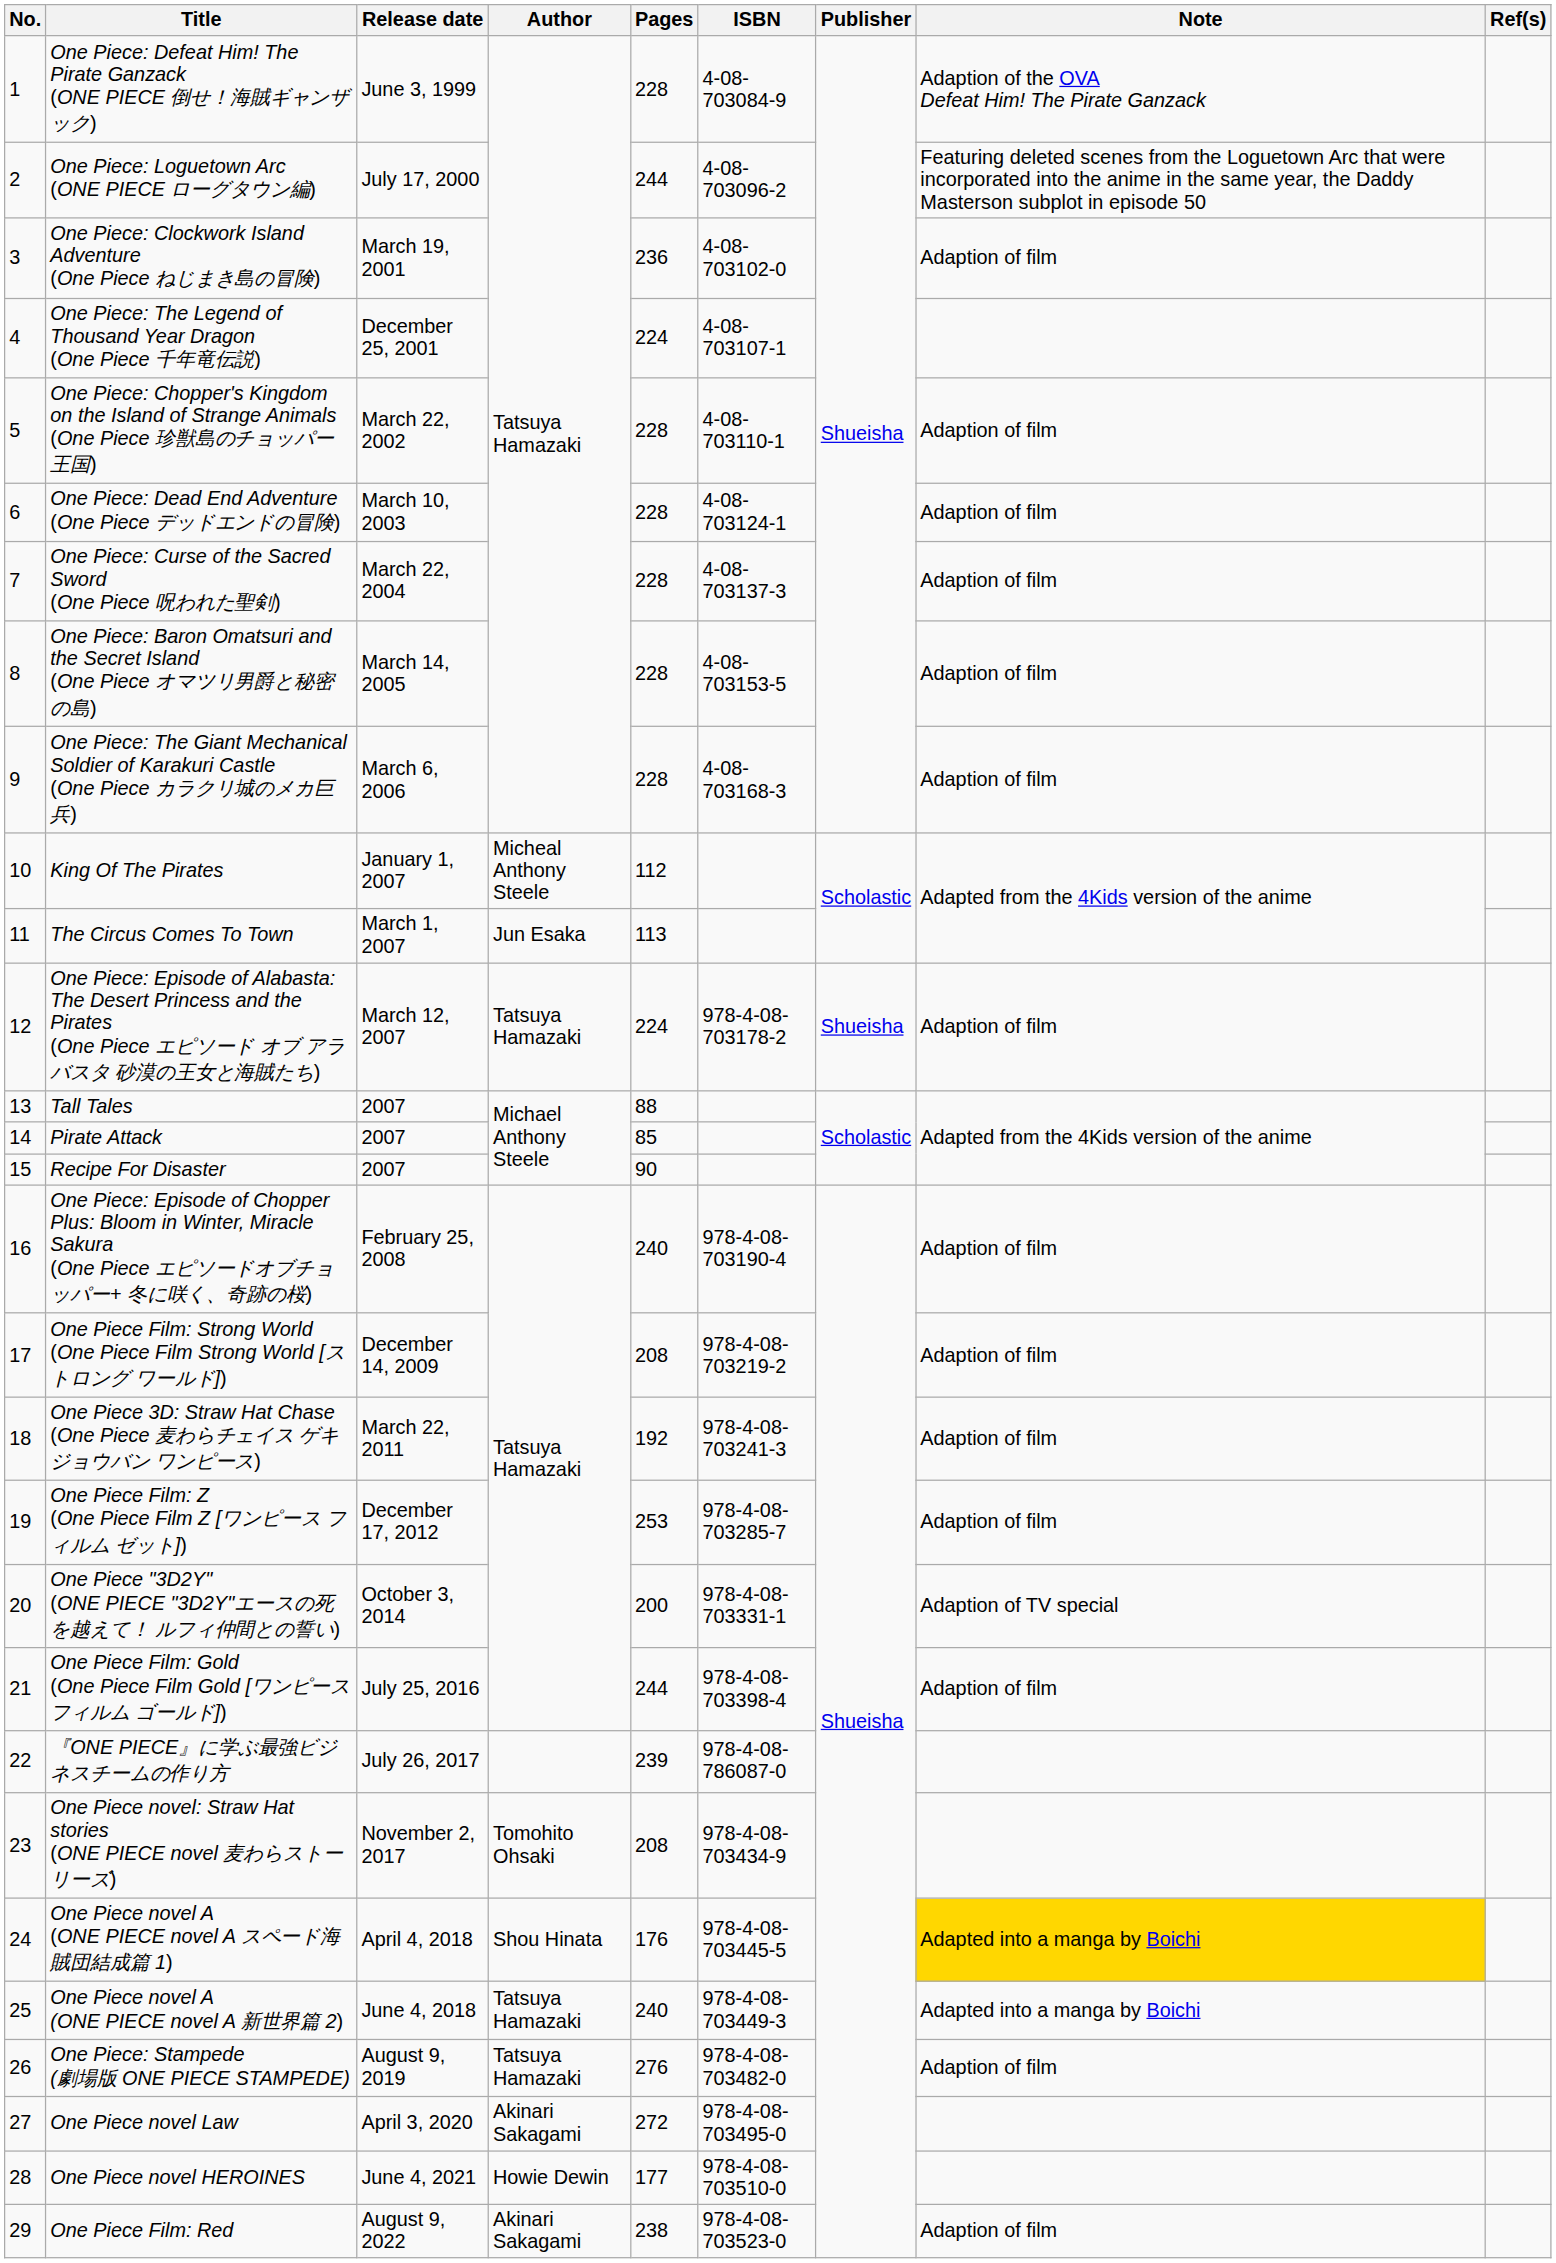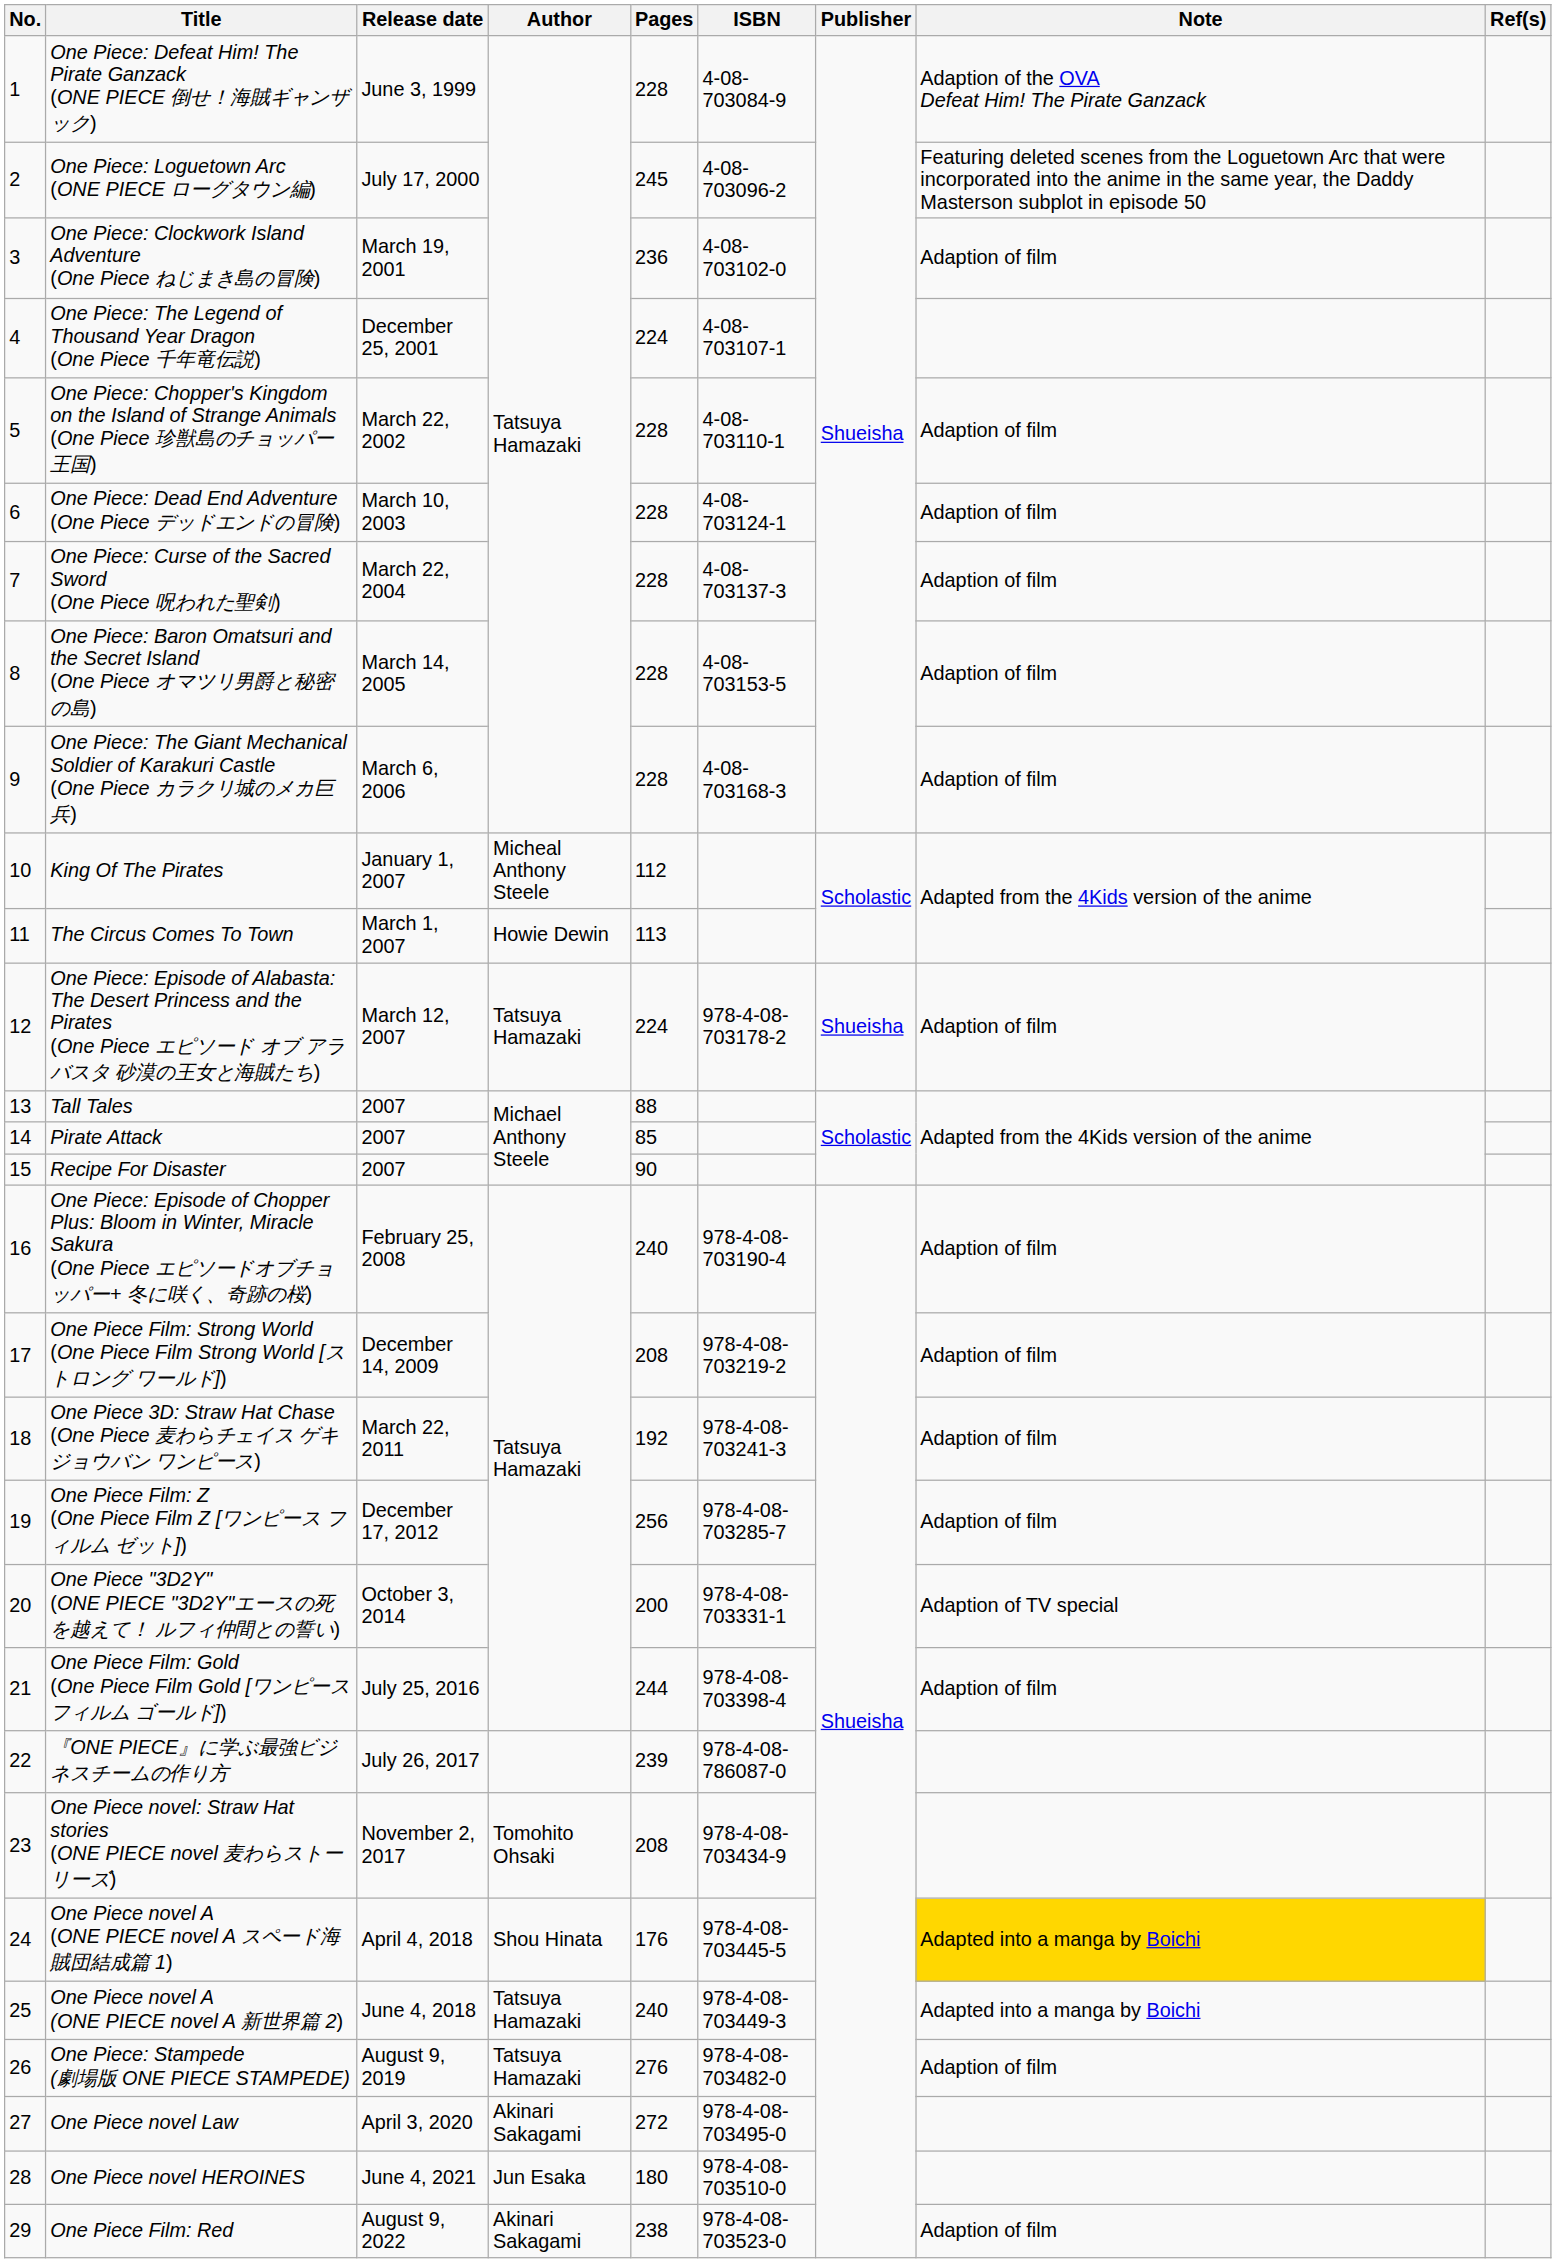(651, 179) 244 -> (651, 179) 245
(539, 935) Jun Esaka -> (551, 935) Howie Dewin
(651, 1522) 253 -> (651, 1522) 256
(551, 2177) Howie Dewin -> (539, 2177) Jun Esaka
(651, 2177) 177 -> (651, 2177) 180
